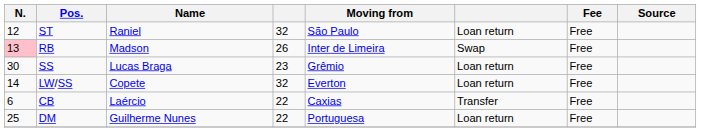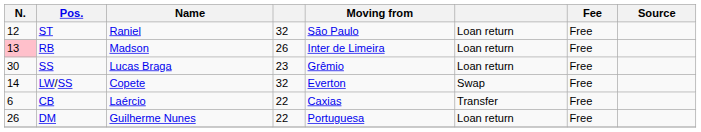(471, 48) Swap -> (485, 48) Loan return
(485, 84) Loan return -> (471, 84) Swap
(13, 119) 25 -> (13, 119) 26
